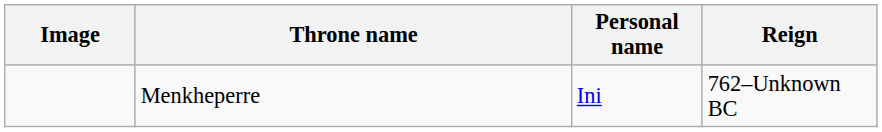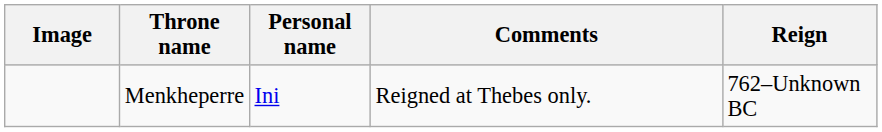+ column: (546, 34)
